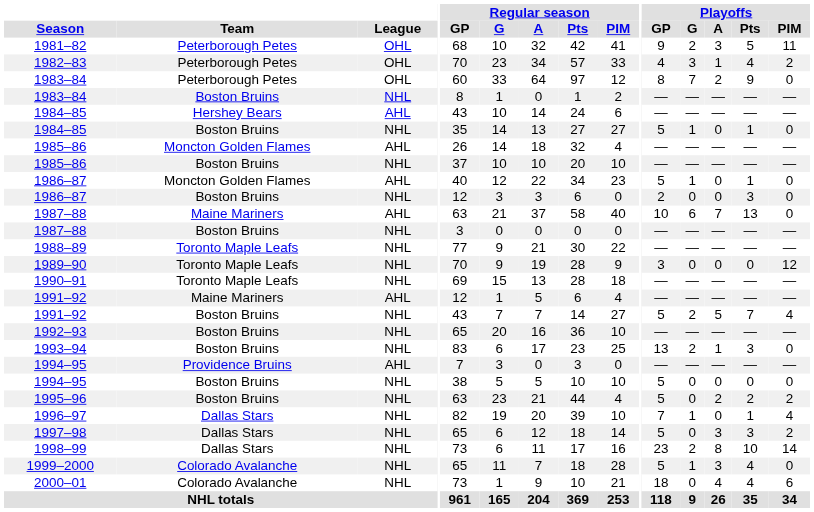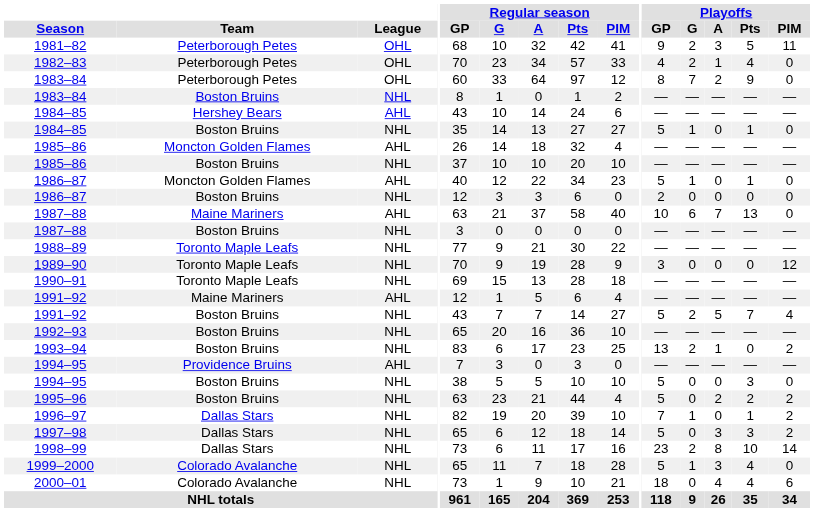(692, 62) 3 -> (692, 62) 2
(789, 62) 2 -> (789, 62) 0
(750, 197) 3 -> (750, 197) 0
(750, 348) 3 -> (750, 348) 0
(789, 348) 0 -> (789, 348) 2
(750, 382) 0 -> (750, 382) 3
(789, 415) 4 -> (789, 415) 2
